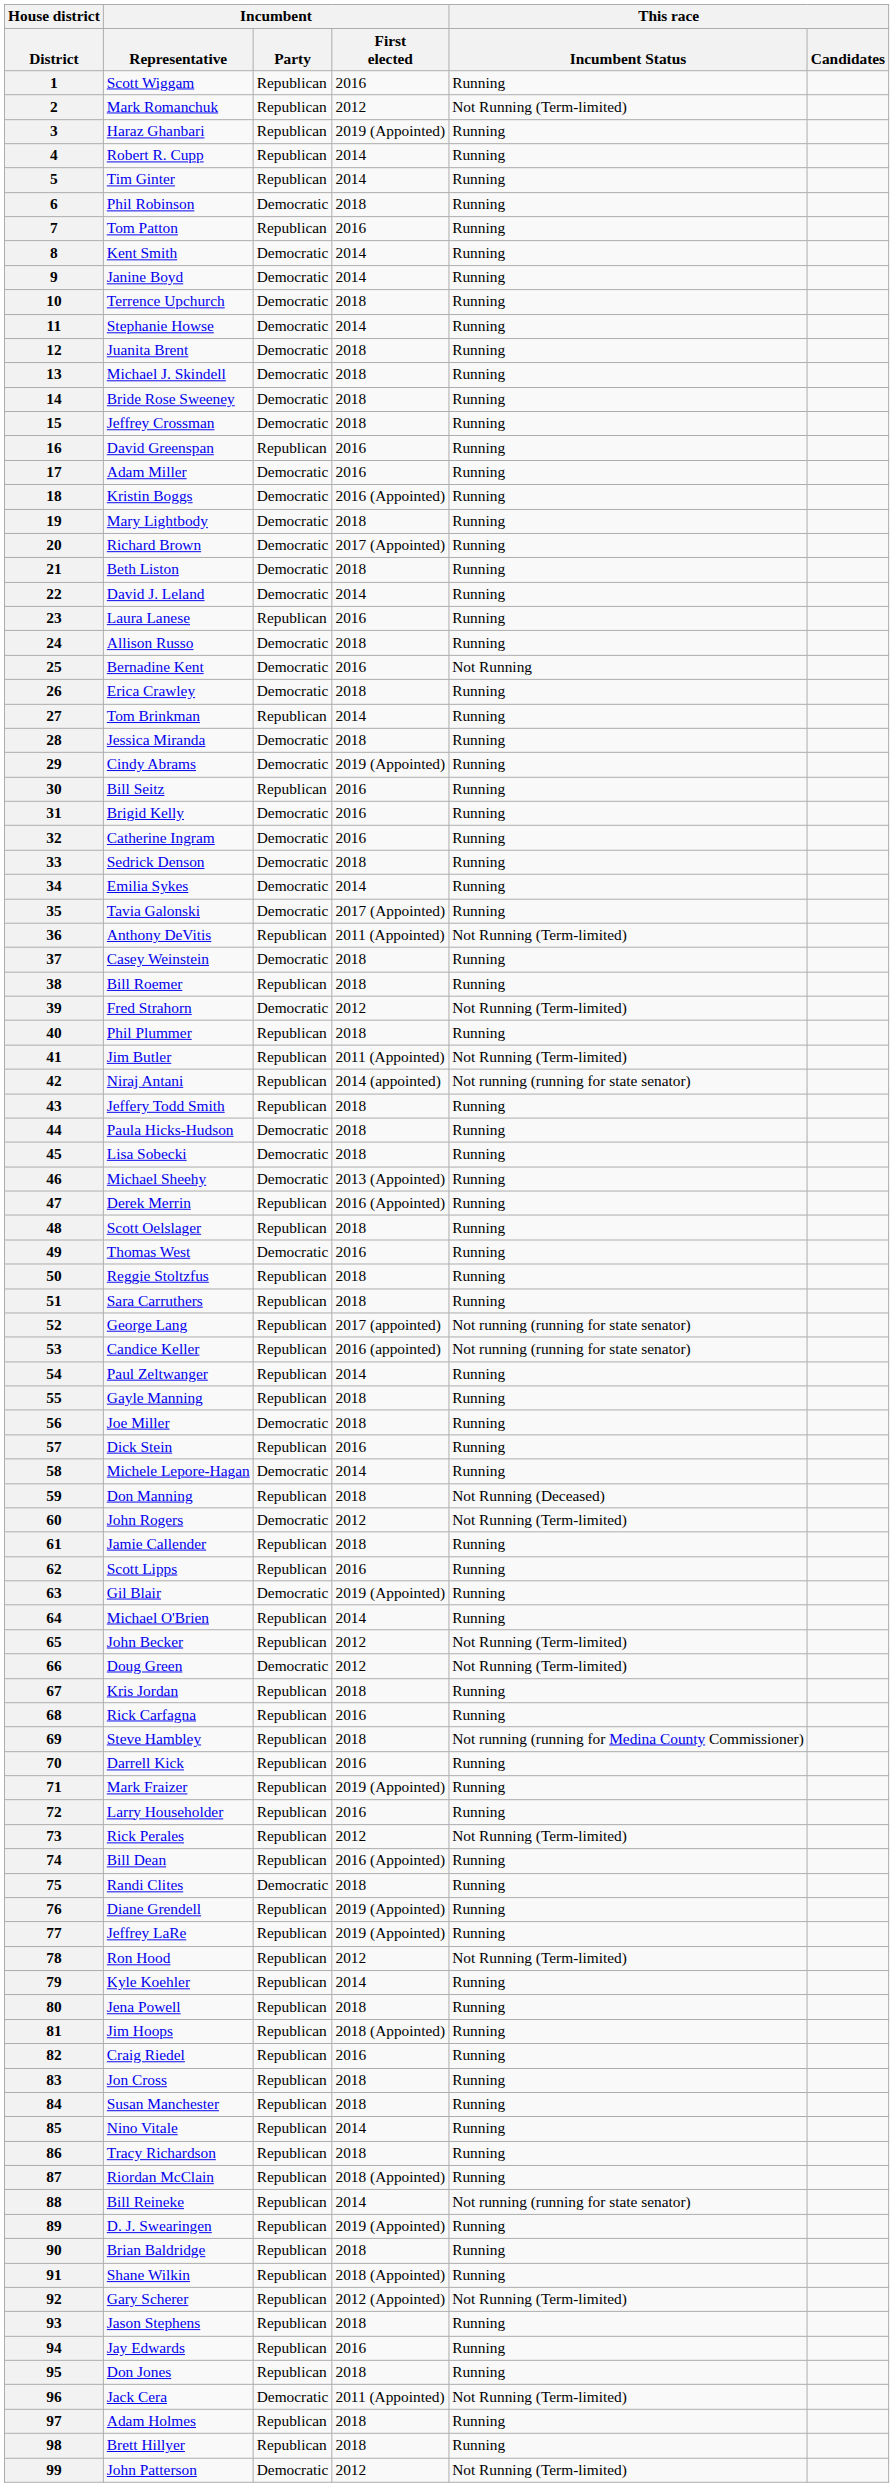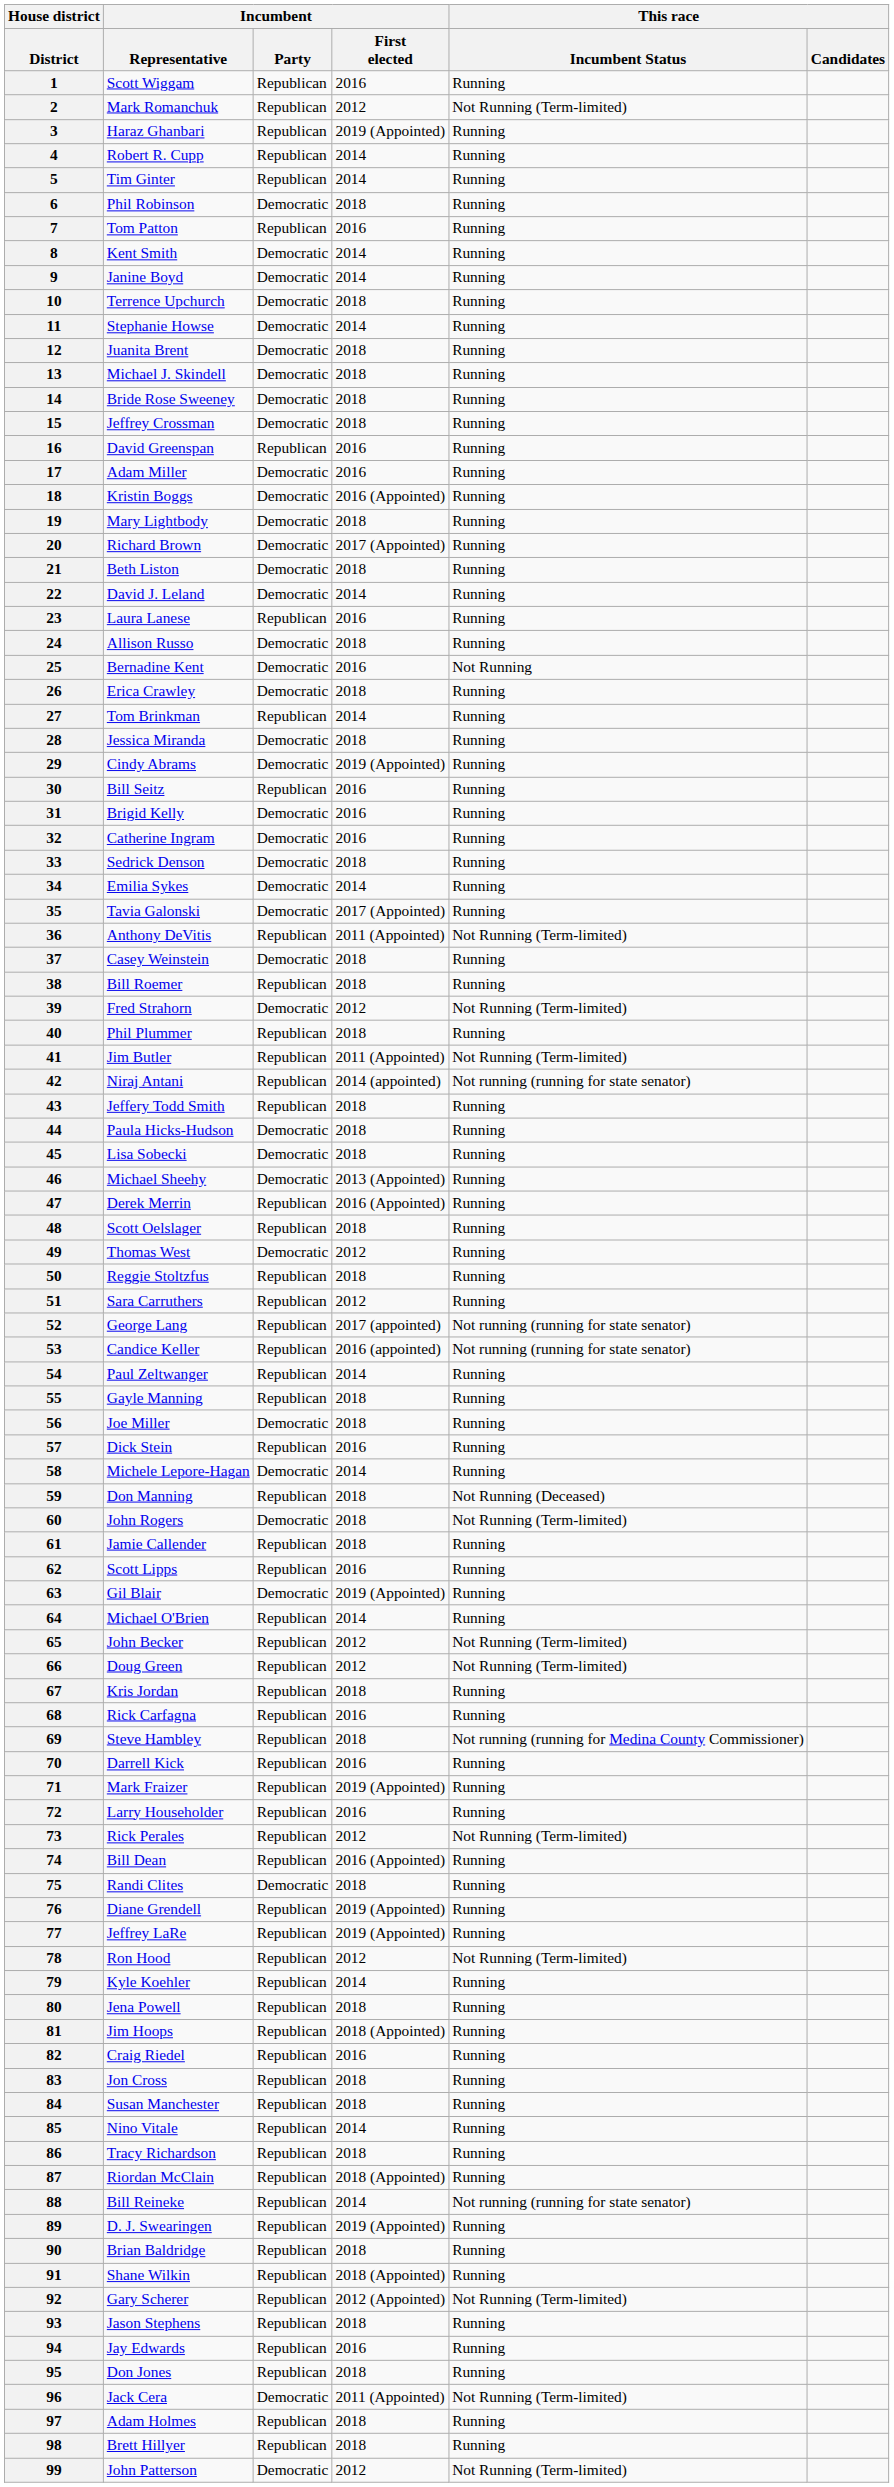(351, 1251) 2016 -> (351, 1251) 2012
(351, 1300) 2018 -> (351, 1300) 2012
(351, 1519) 2012 -> (351, 1519) 2018
(293, 1666) Democratic -> (292, 1666) Republican
